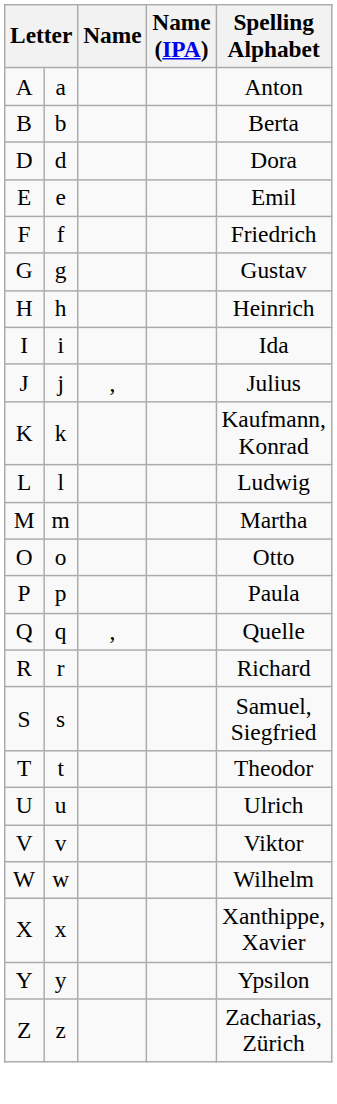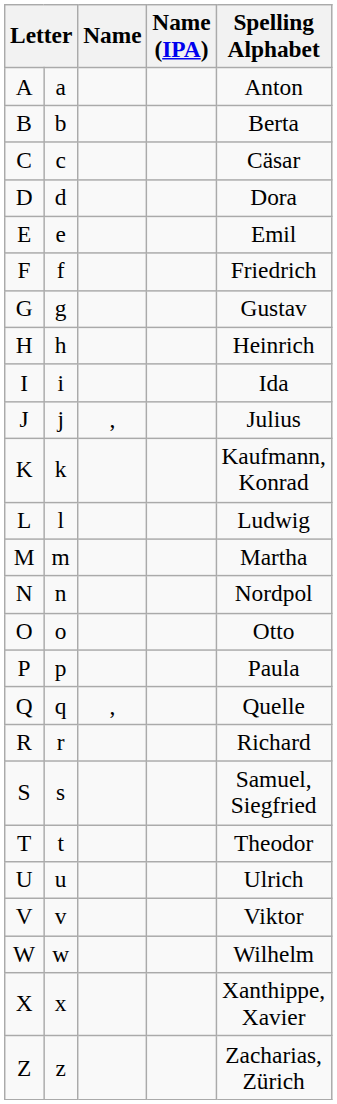+ row: (24, 160)
+ row: (24, 594)
- row: (24, 980)
